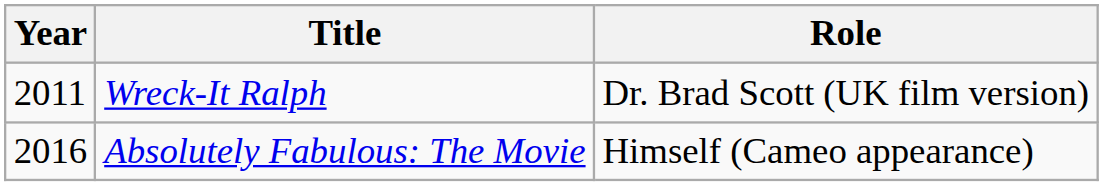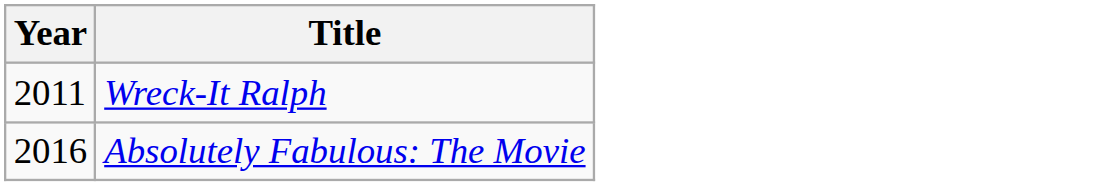- column: (846, 33)
